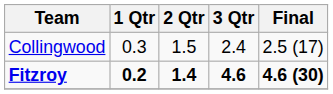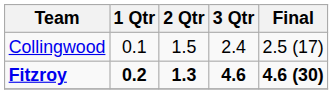(134, 46) 0.3 -> (134, 46) 0.1
(184, 74) 1.4 -> (184, 74) 1.3
